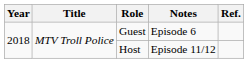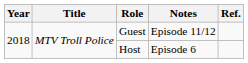(173, 31) Episode 6 -> (183, 31) Episode 11/12
(183, 49) Episode 11/12 -> (173, 49) Episode 6
